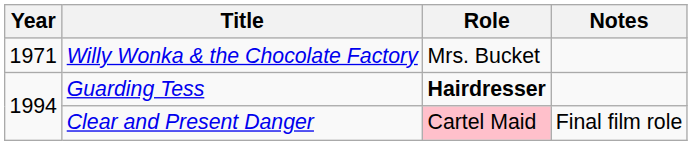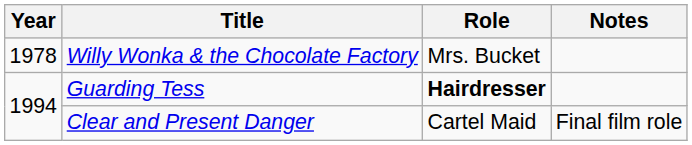(33, 55) 1971 -> (33, 55) 1978
(482, 122) pink background -> (482, 122) no background
